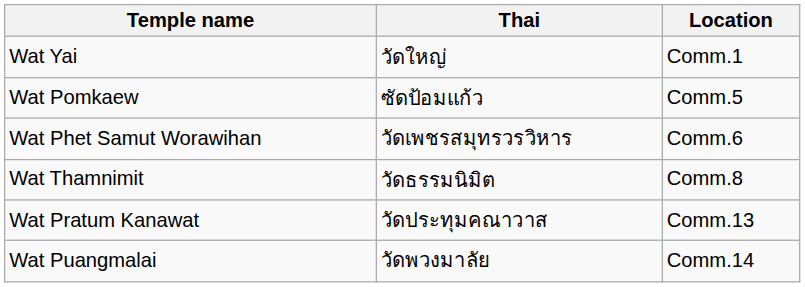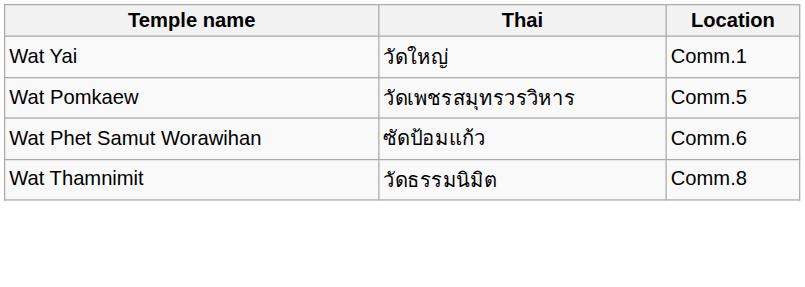(432, 98) ซัดป้อมแก้ว -> (479, 98) วัดเพชรสมุทรวรวิหาร
(477, 139) วัดเพชรสมุทรวรวิหาร -> (434, 139) ซัดป้อมแก้ว
- row: (104, 220)
- row: (83, 260)
